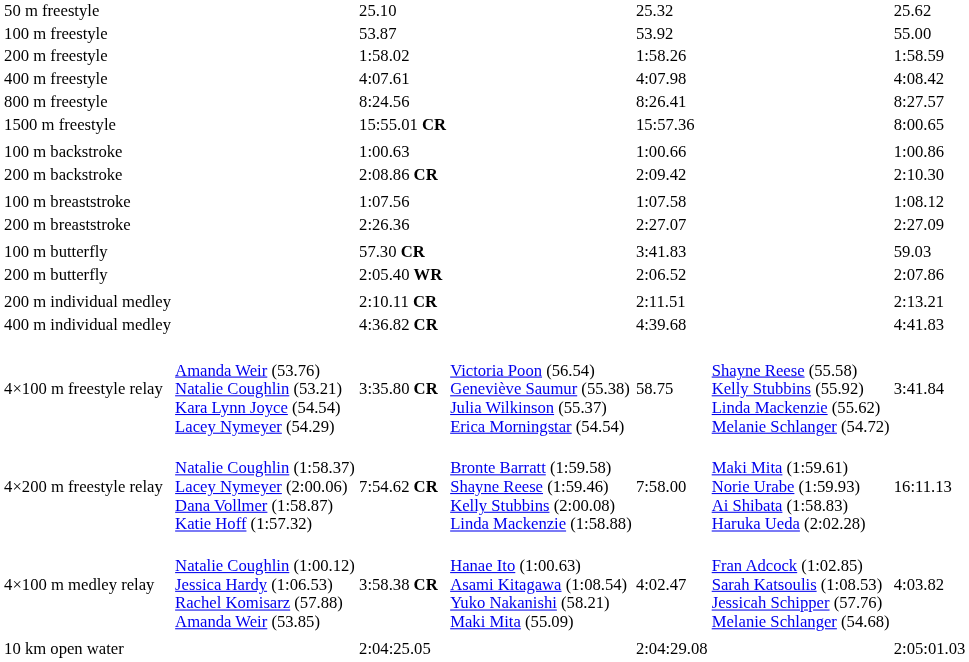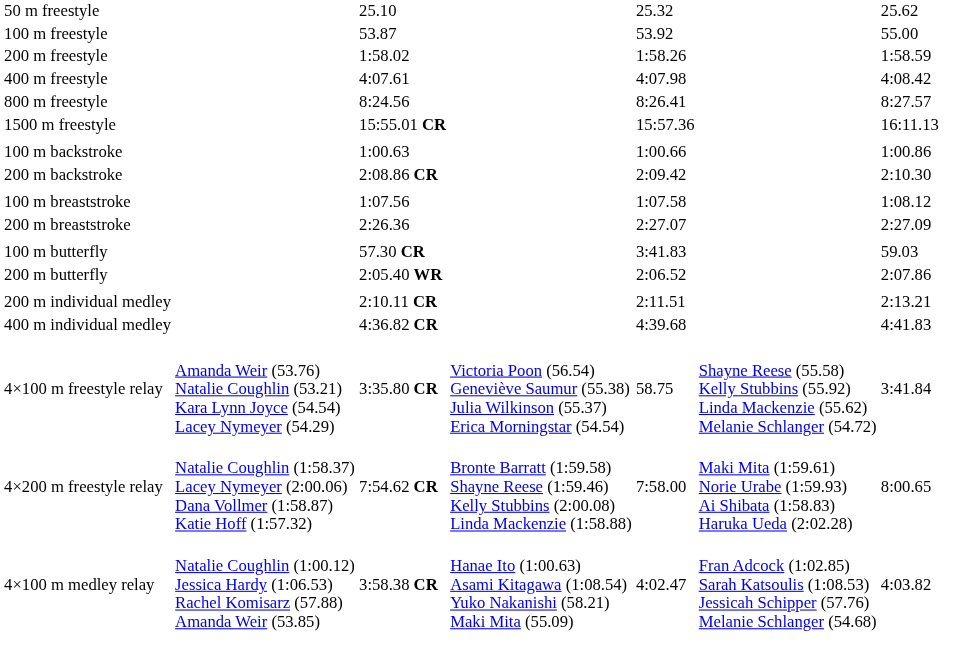(919, 124) 8:00.65 -> (910, 124) 16:11.13
(923, 486) 16:11.13 -> (906, 486) 8:00.65
- row: (64, 649)
